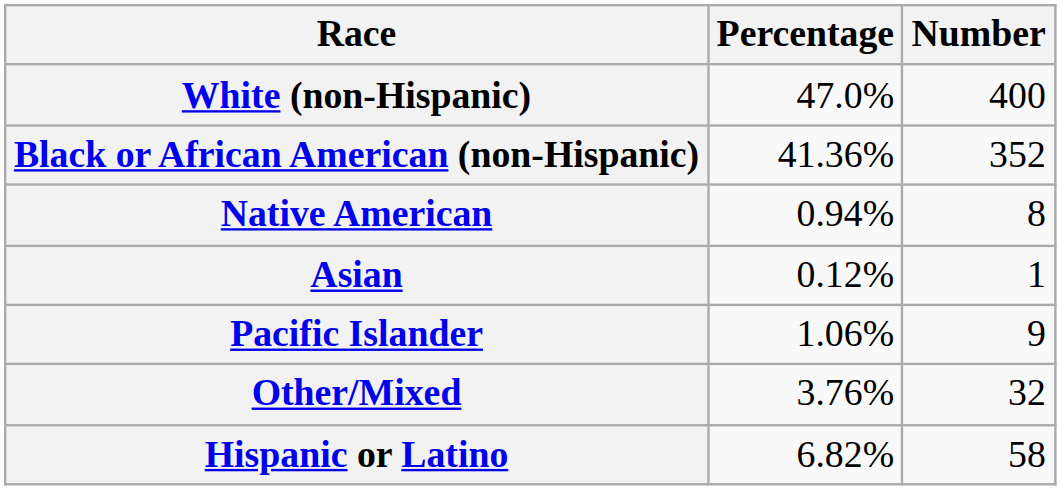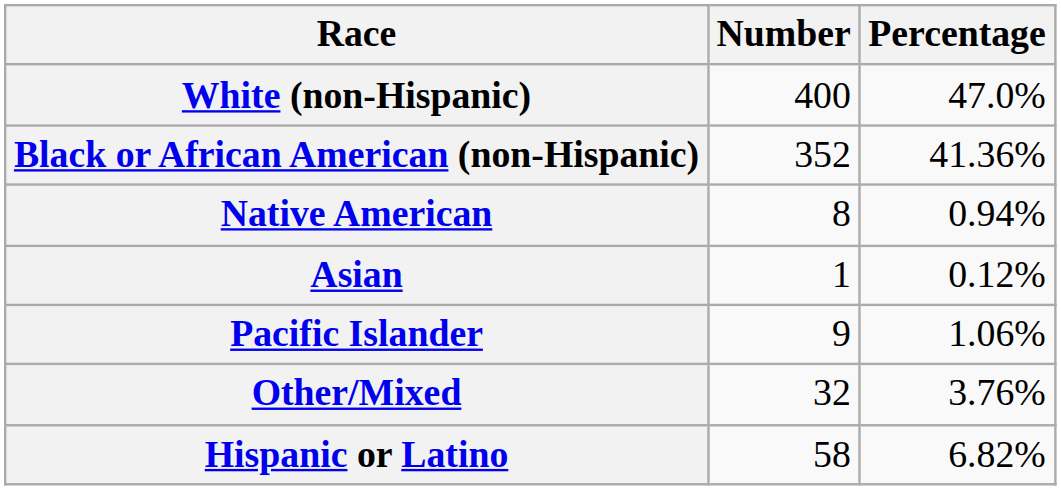columns swapped: (979, 34) <-> (805, 34)
